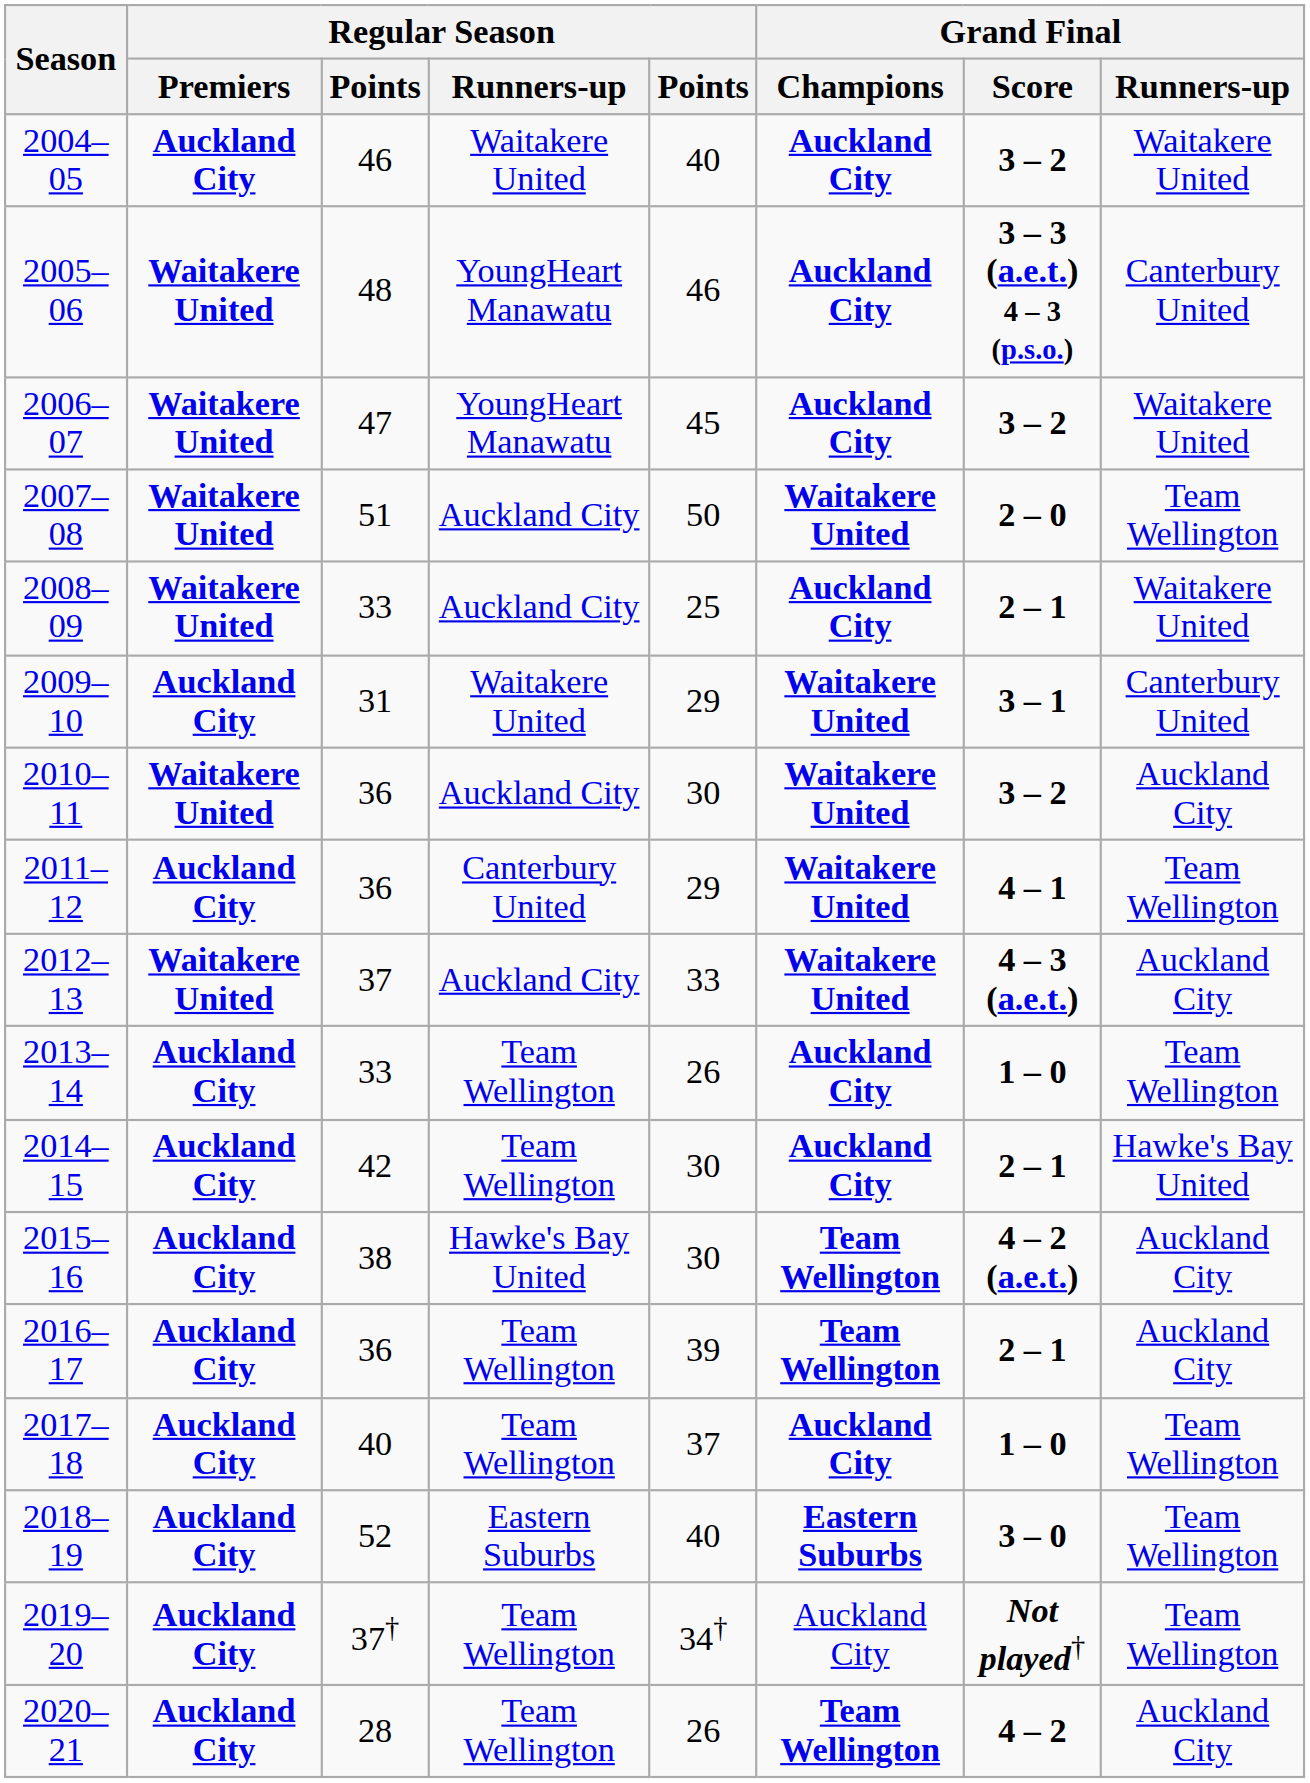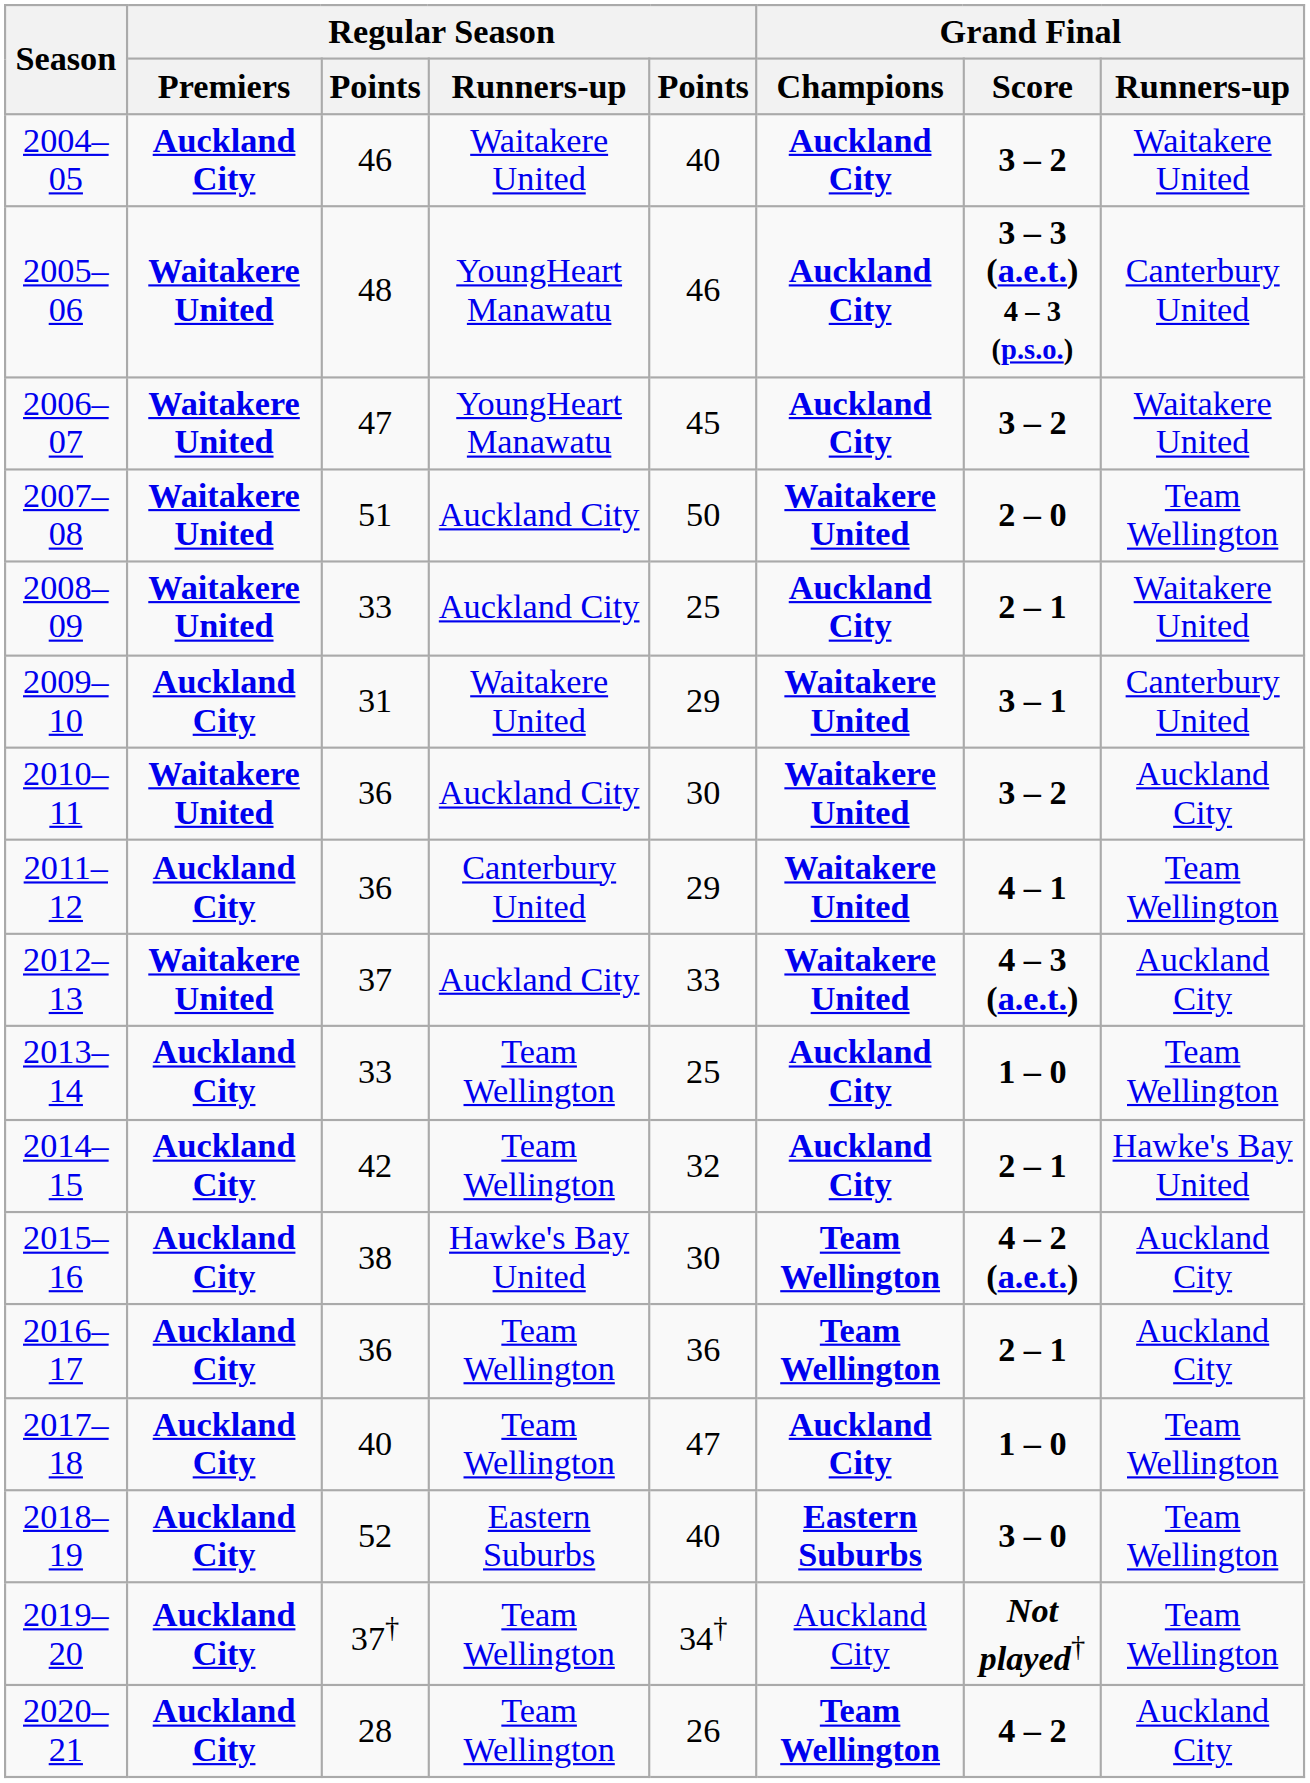(703, 1071) 26 -> (703, 1071) 25
(703, 1164) 30 -> (703, 1164) 32
(703, 1350) 39 -> (703, 1350) 36
(703, 1443) 37 -> (703, 1443) 47
